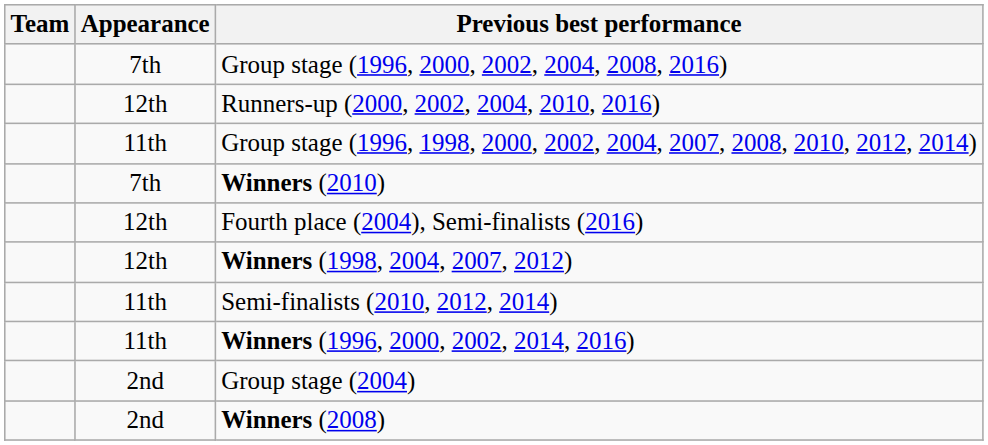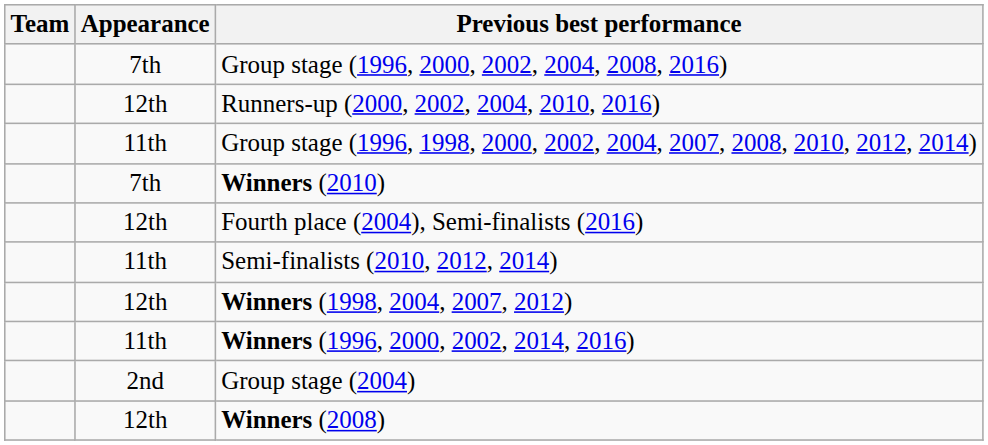rows swapped: (389, 301) <-> (397, 261)
(145, 420) 2nd -> (145, 420) 12th
